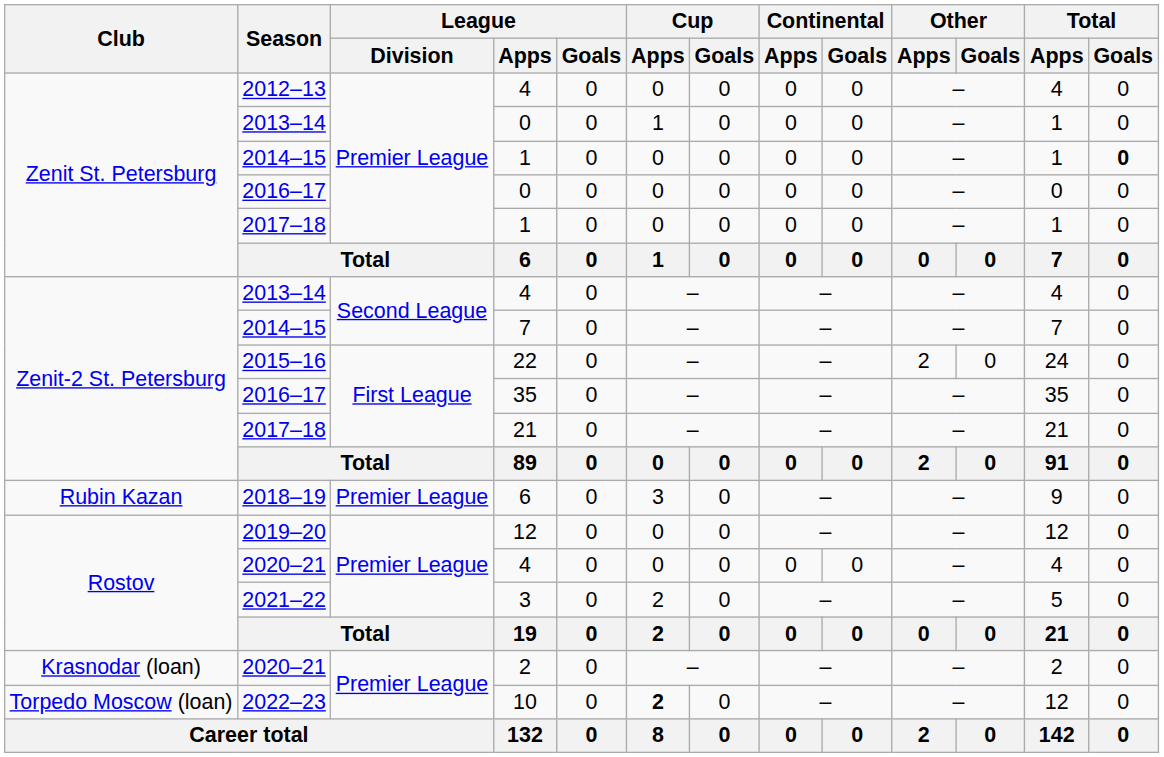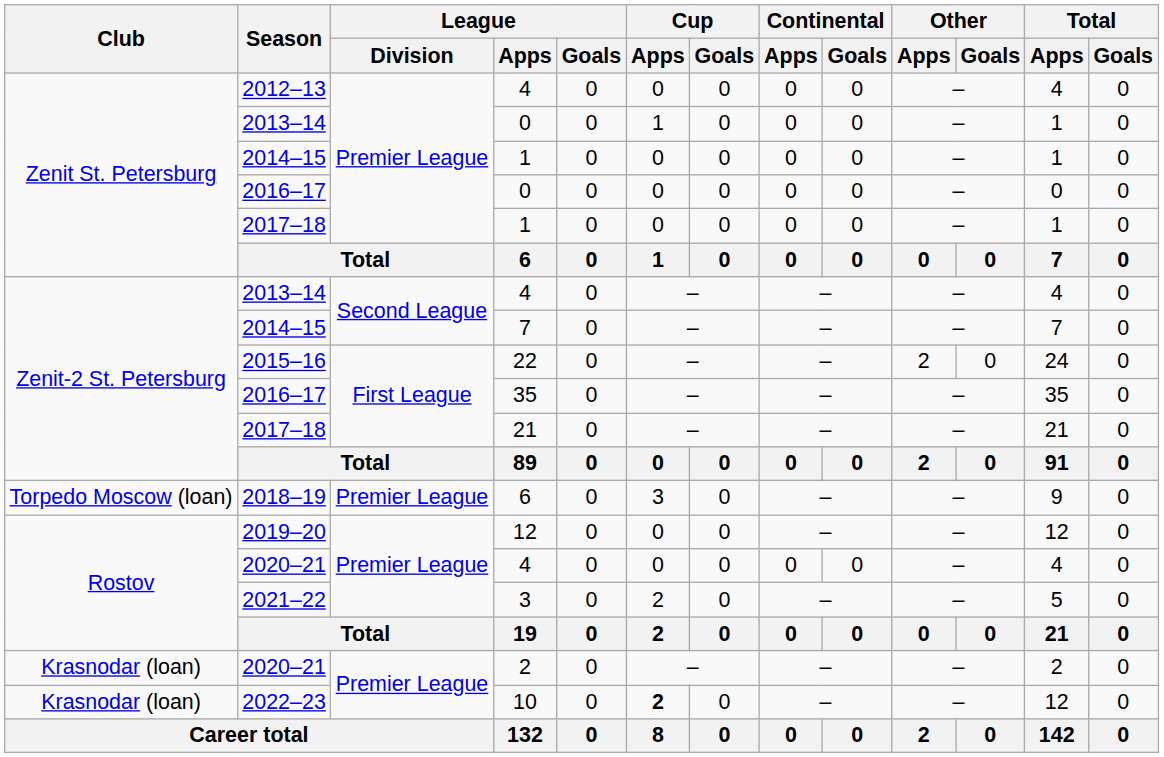(1123, 157) bold -> (1123, 157) normal
(121, 497) Rubin Kazan -> (121, 497) Torpedo Moscow (loan)
(121, 701) Torpedo Moscow (loan) -> (121, 701) Krasnodar (loan)
